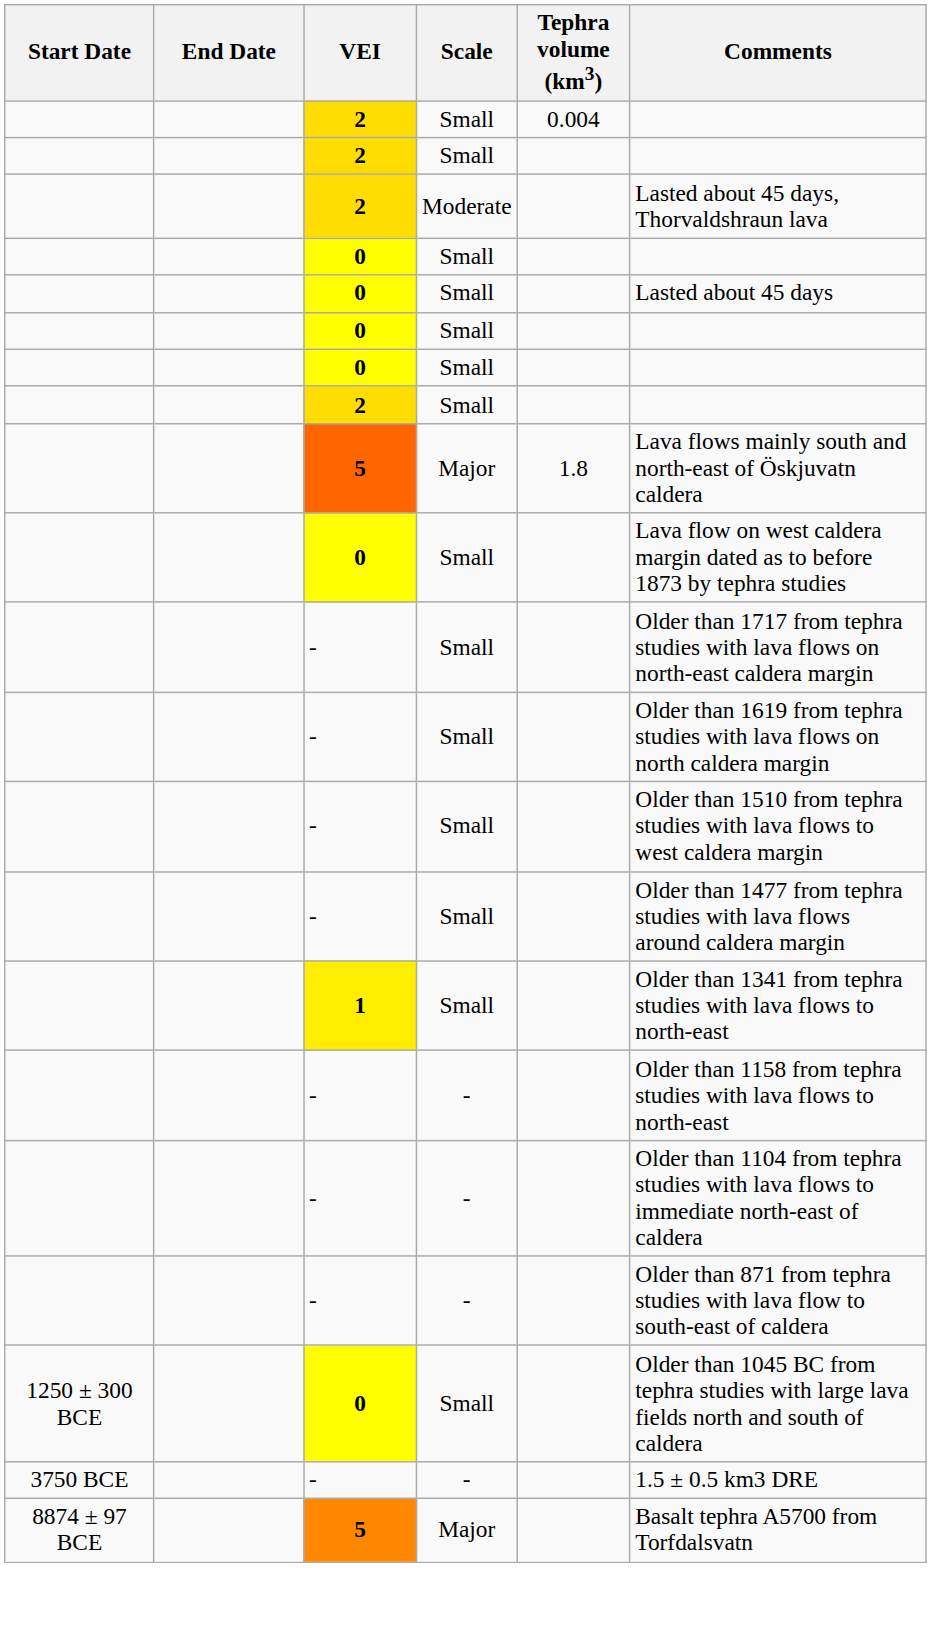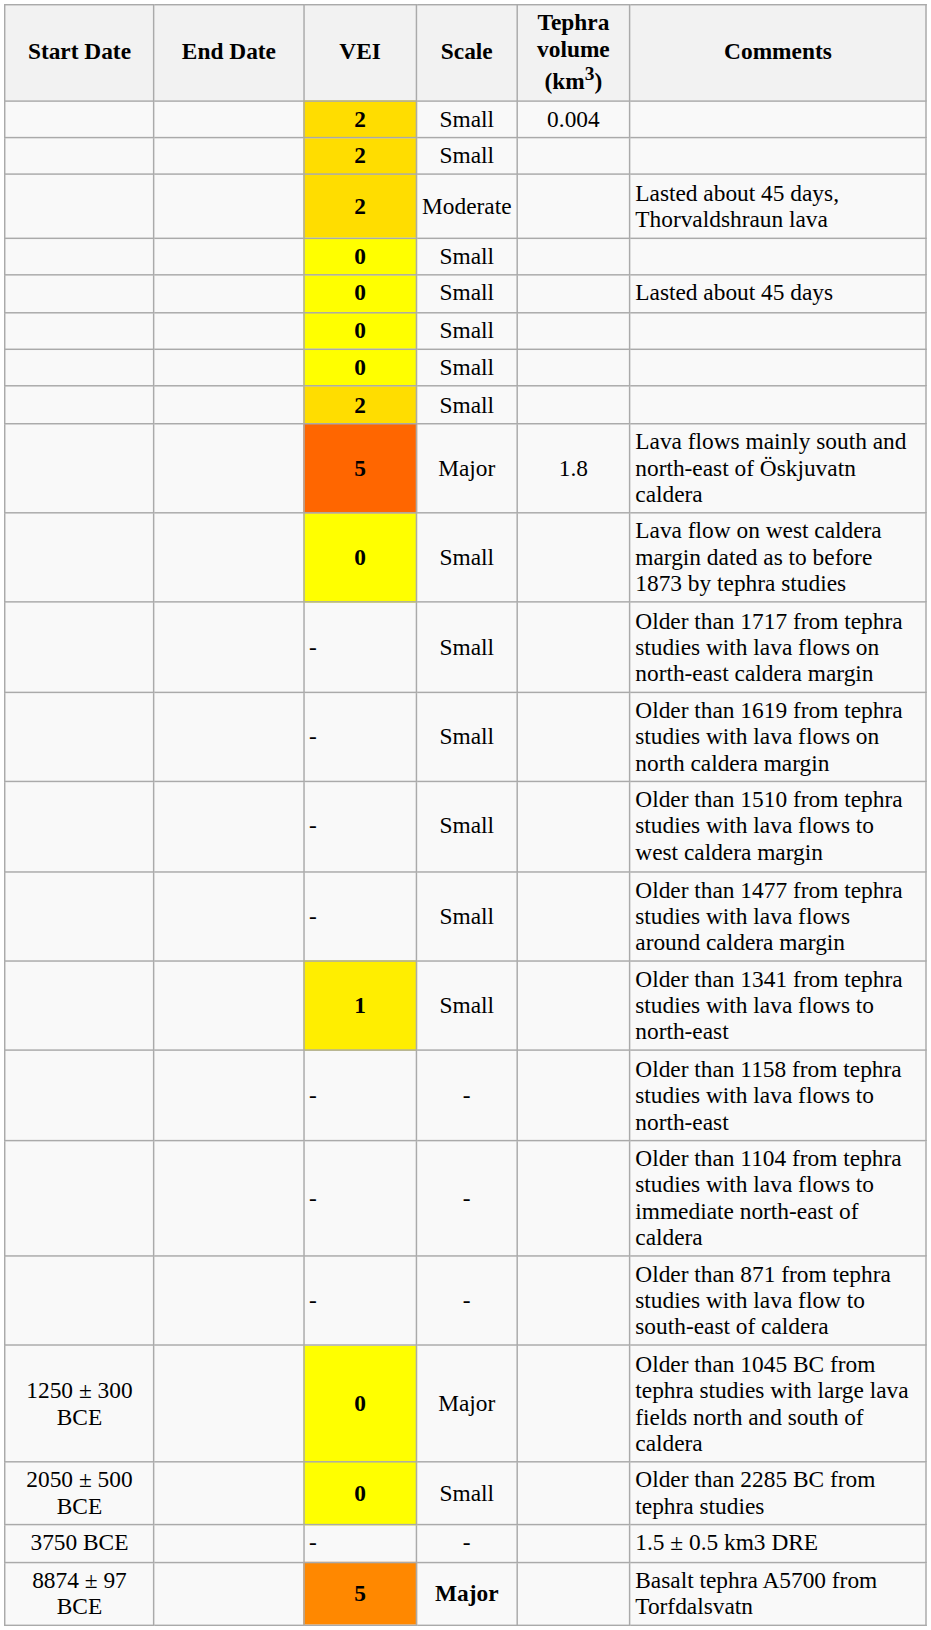(467, 1403) Small -> (467, 1403) Major
+ row: (79, 1492)
(467, 1530) normal -> (467, 1593) bold
